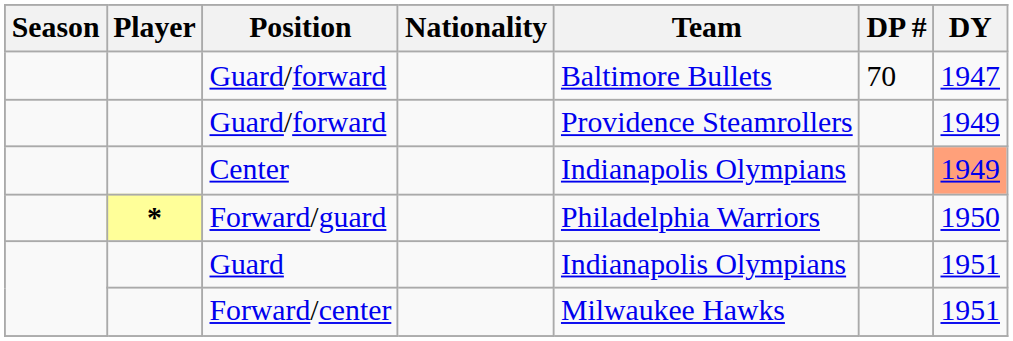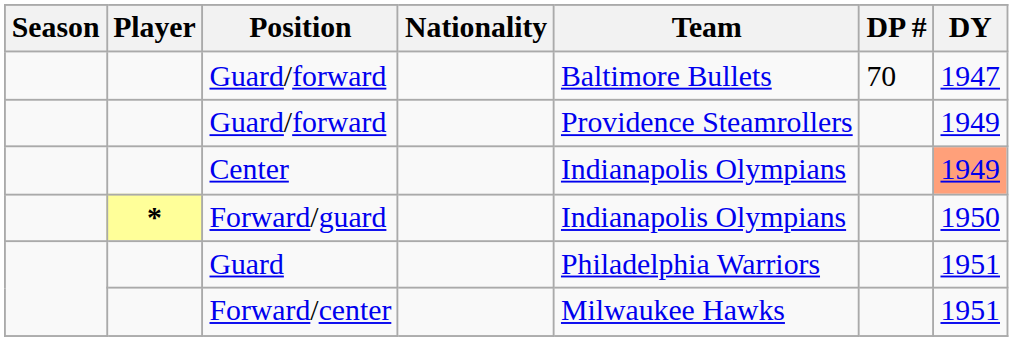(690, 216) Philadelphia Warriors -> (704, 216) Indianapolis Olympians
(704, 264) Indianapolis Olympians -> (690, 264) Philadelphia Warriors
